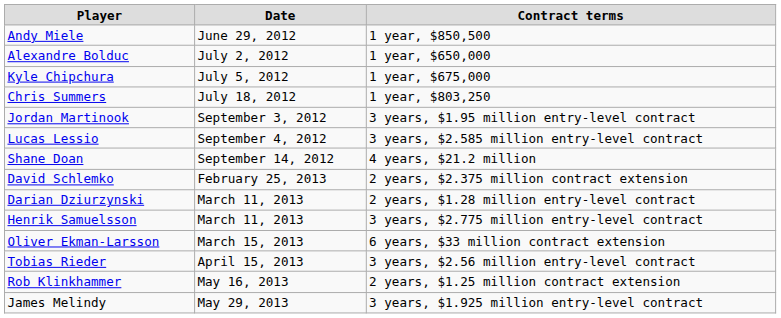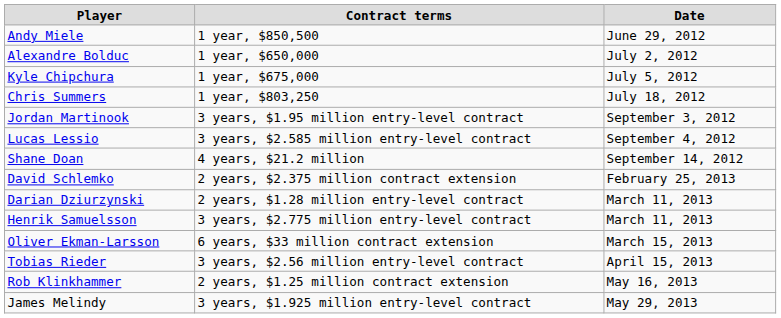columns swapped: (280, 15) <-> (571, 15)
